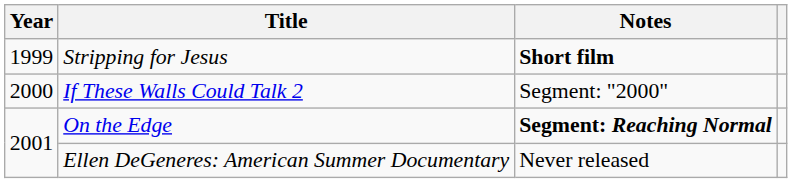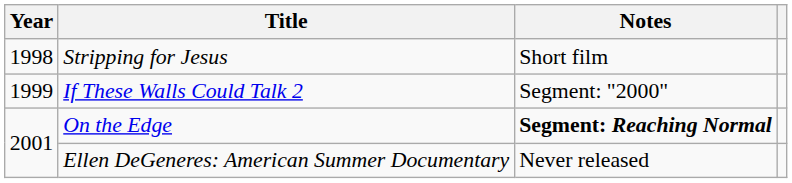(31, 56) 1999 -> (31, 56) 1998
(567, 56) bold -> (564, 56) normal
(31, 90) 2000 -> (31, 90) 1999
